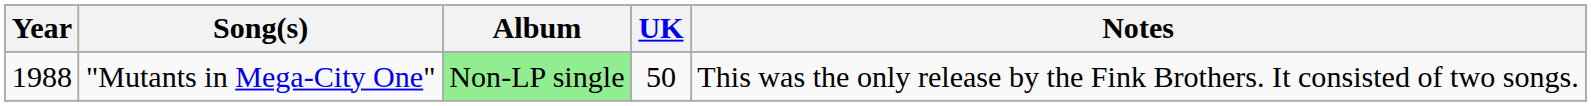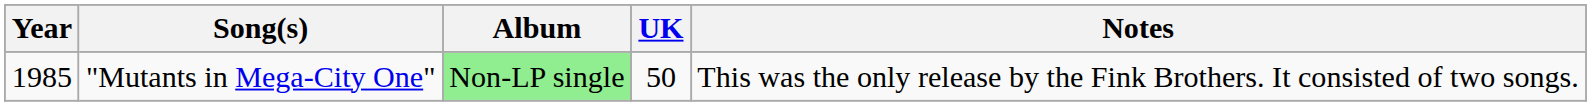(42, 76) 1988 -> (42, 76) 1985
